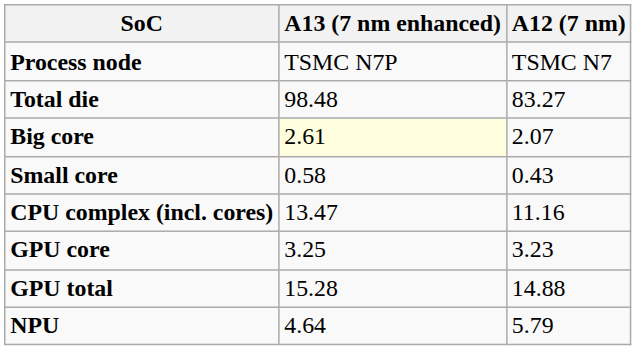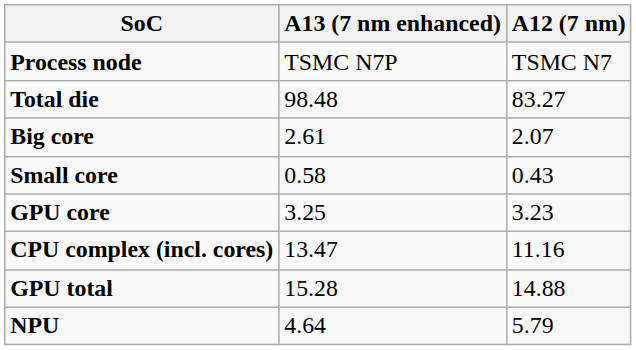(305, 136) lightyellow background -> (305, 136) no background
rows swapped: (142, 212) <-> (60, 250)
